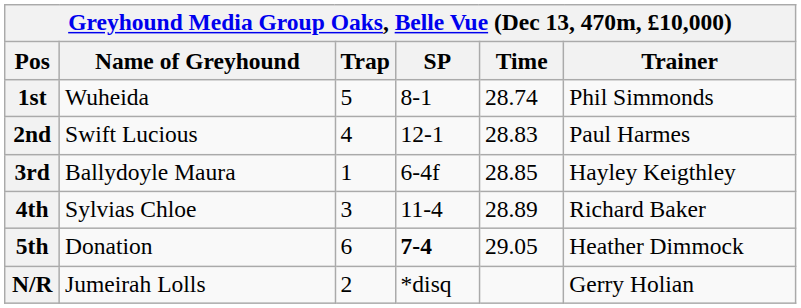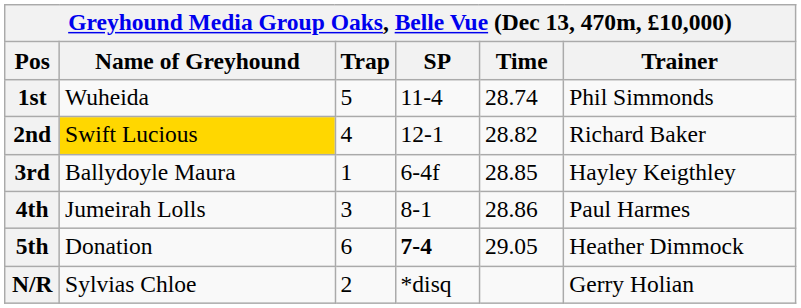(416, 97) 8-1 -> (422, 97) 11-4
(131, 135) no background -> (131, 135) gold background
(511, 135) 28.83 -> (511, 135) 28.82
(630, 135) Paul Harmes -> (638, 135) Richard Baker
(131, 209) Sylvias Chloe -> (135, 209) Jumeirah Lolls
(422, 209) 11-4 -> (416, 209) 8-1
(511, 209) 28.89 -> (511, 209) 28.86
(638, 209) Richard Baker -> (630, 209) Paul Harmes
(135, 284) Jumeirah Lolls -> (131, 284) Sylvias Chloe
